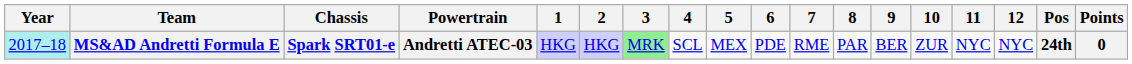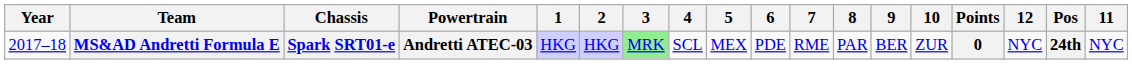columns swapped: (973, 17) <-> (1102, 17)
(37, 44) paleturquoise background -> (37, 44) no background
